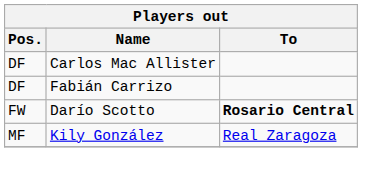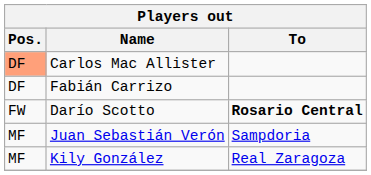(17, 64) no background -> (17, 64) lightsalmon background
+ row: (137, 135)
